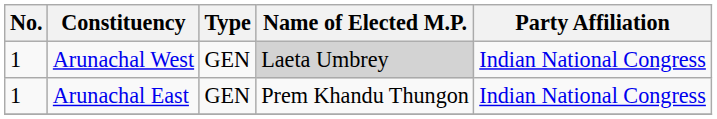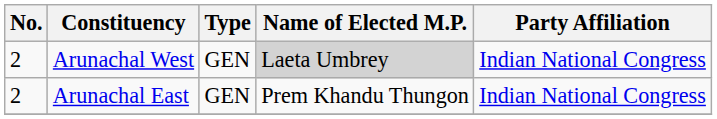(15, 59) 1 -> (15, 59) 2
(15, 96) 1 -> (15, 96) 2
